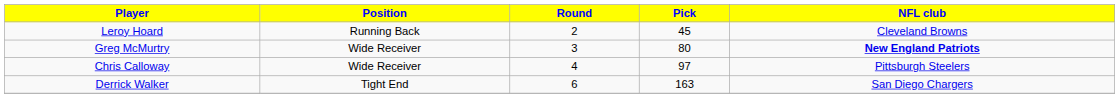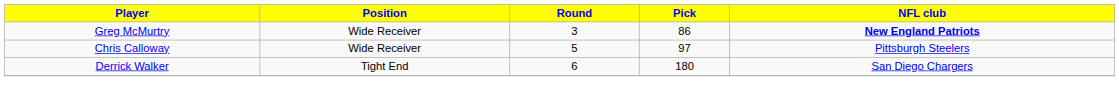- row: (132, 31)
(685, 48) 80 -> (685, 31) 86
(574, 66) 4 -> (574, 48) 5
(685, 84) 163 -> (685, 66) 180
